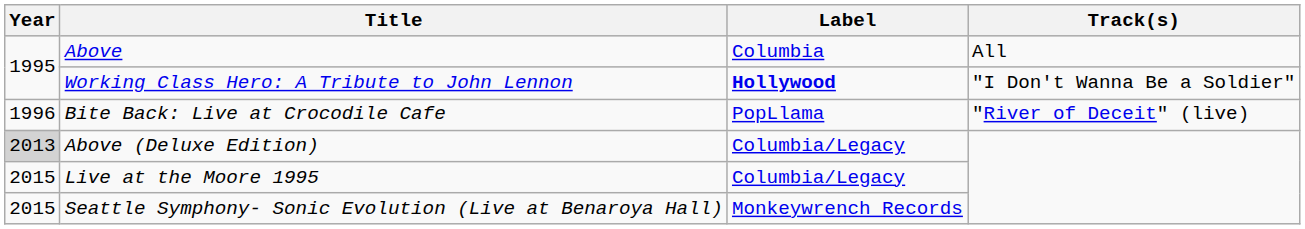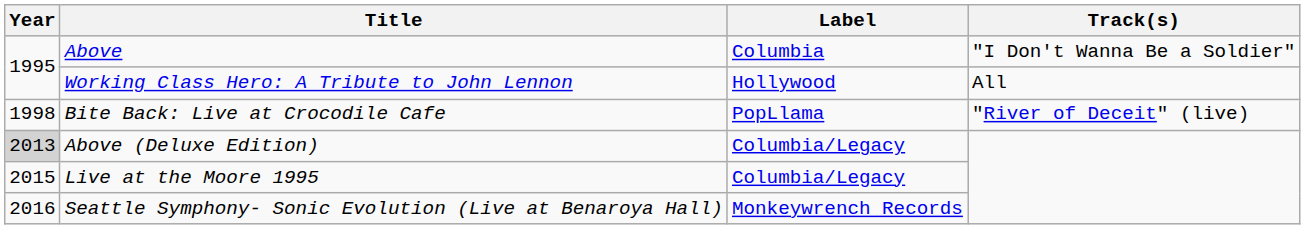(989, 52) All -> (1134, 52) "I Don't Wanna Be a Soldier"
(784, 83) bold -> (784, 83) normal
(1134, 83) "I Don't Wanna Be a Soldier" -> (989, 83) All
(32, 114) 1996 -> (32, 114) 1998
(32, 209) 2015 -> (32, 209) 2016
